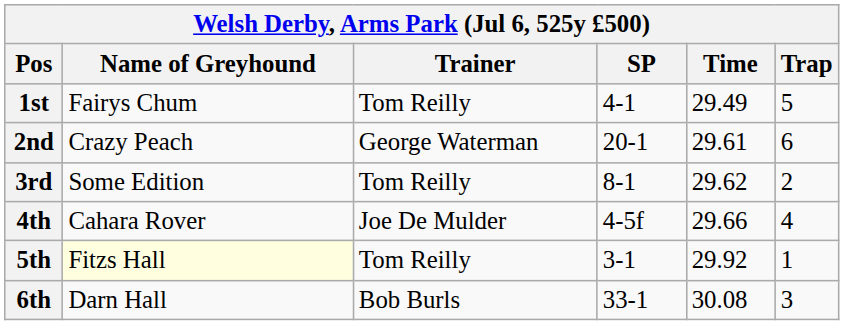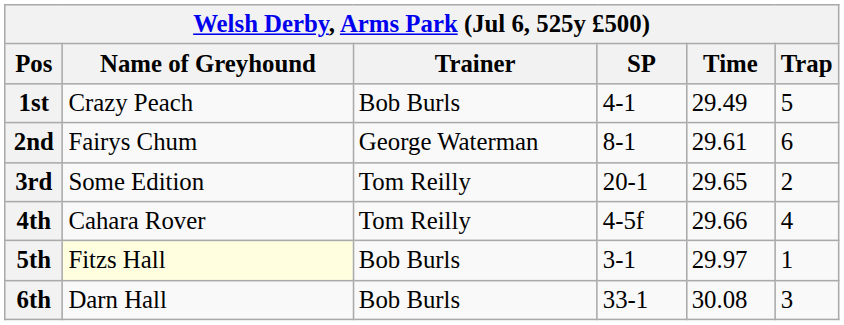(133, 102) Fairys Chum -> (131, 102) Crazy Peach
(415, 102) Tom Reilly -> (409, 102) Bob Burls
(131, 142) Crazy Peach -> (133, 142) Fairys Chum
(626, 142) 20-1 -> (619, 142) 8-1
(619, 181) 8-1 -> (626, 181) 20-1
(720, 181) 29.62 -> (720, 181) 29.65
(433, 220) Joe De Mulder -> (415, 220) Tom Reilly
(415, 260) Tom Reilly -> (409, 260) Bob Burls
(720, 260) 29.92 -> (720, 260) 29.97
